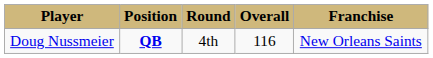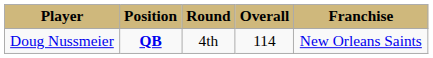(264, 41) 116 -> (264, 41) 114
